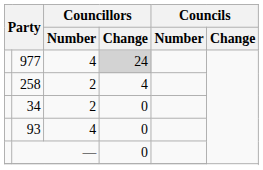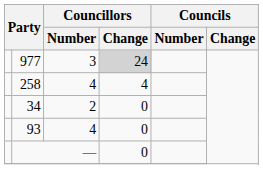(93, 61) 4 -> (93, 61) 3
(93, 84) 2 -> (93, 84) 4
